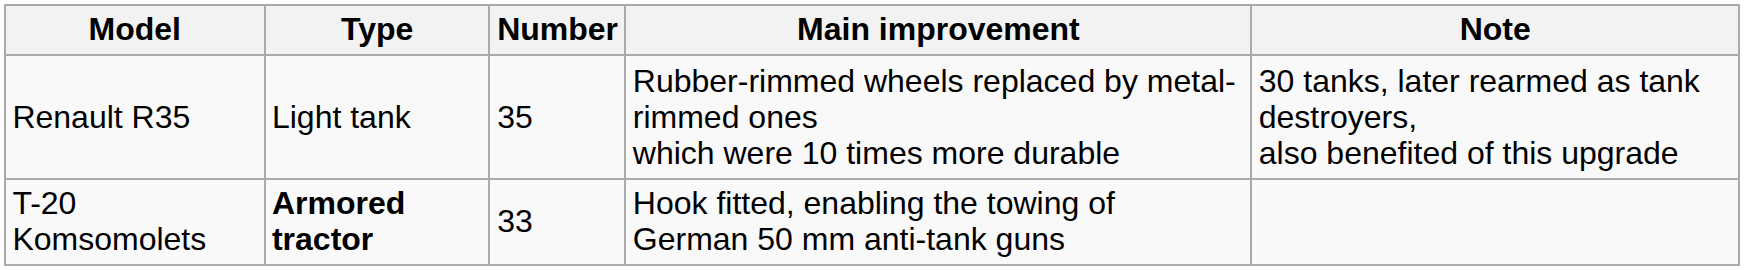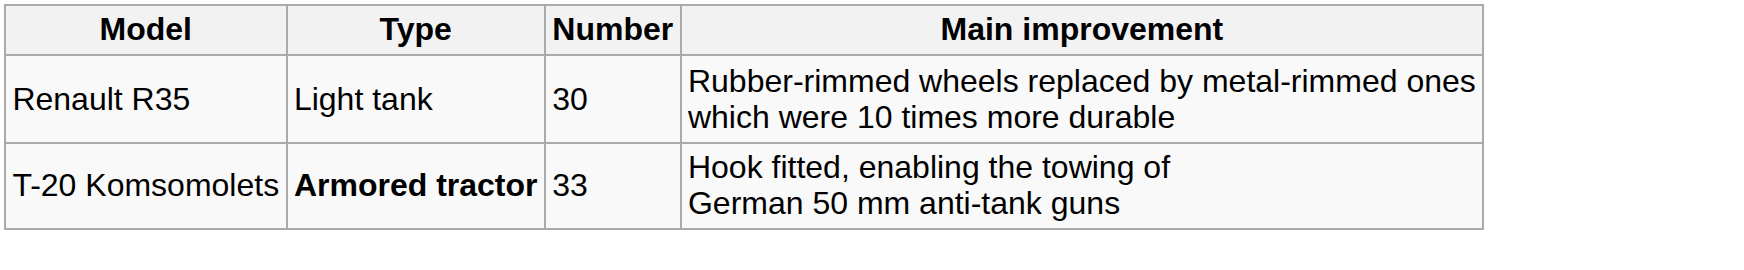- column: (1495, 29)
(515, 116) 35 -> (570, 98) 30
